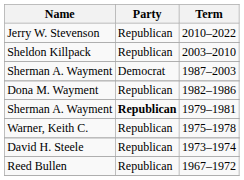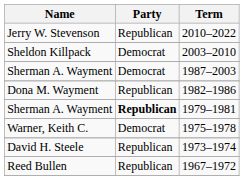(145, 52) Republican -> (141, 52) Democrat
(145, 128) Republican -> (141, 128) Democrat
